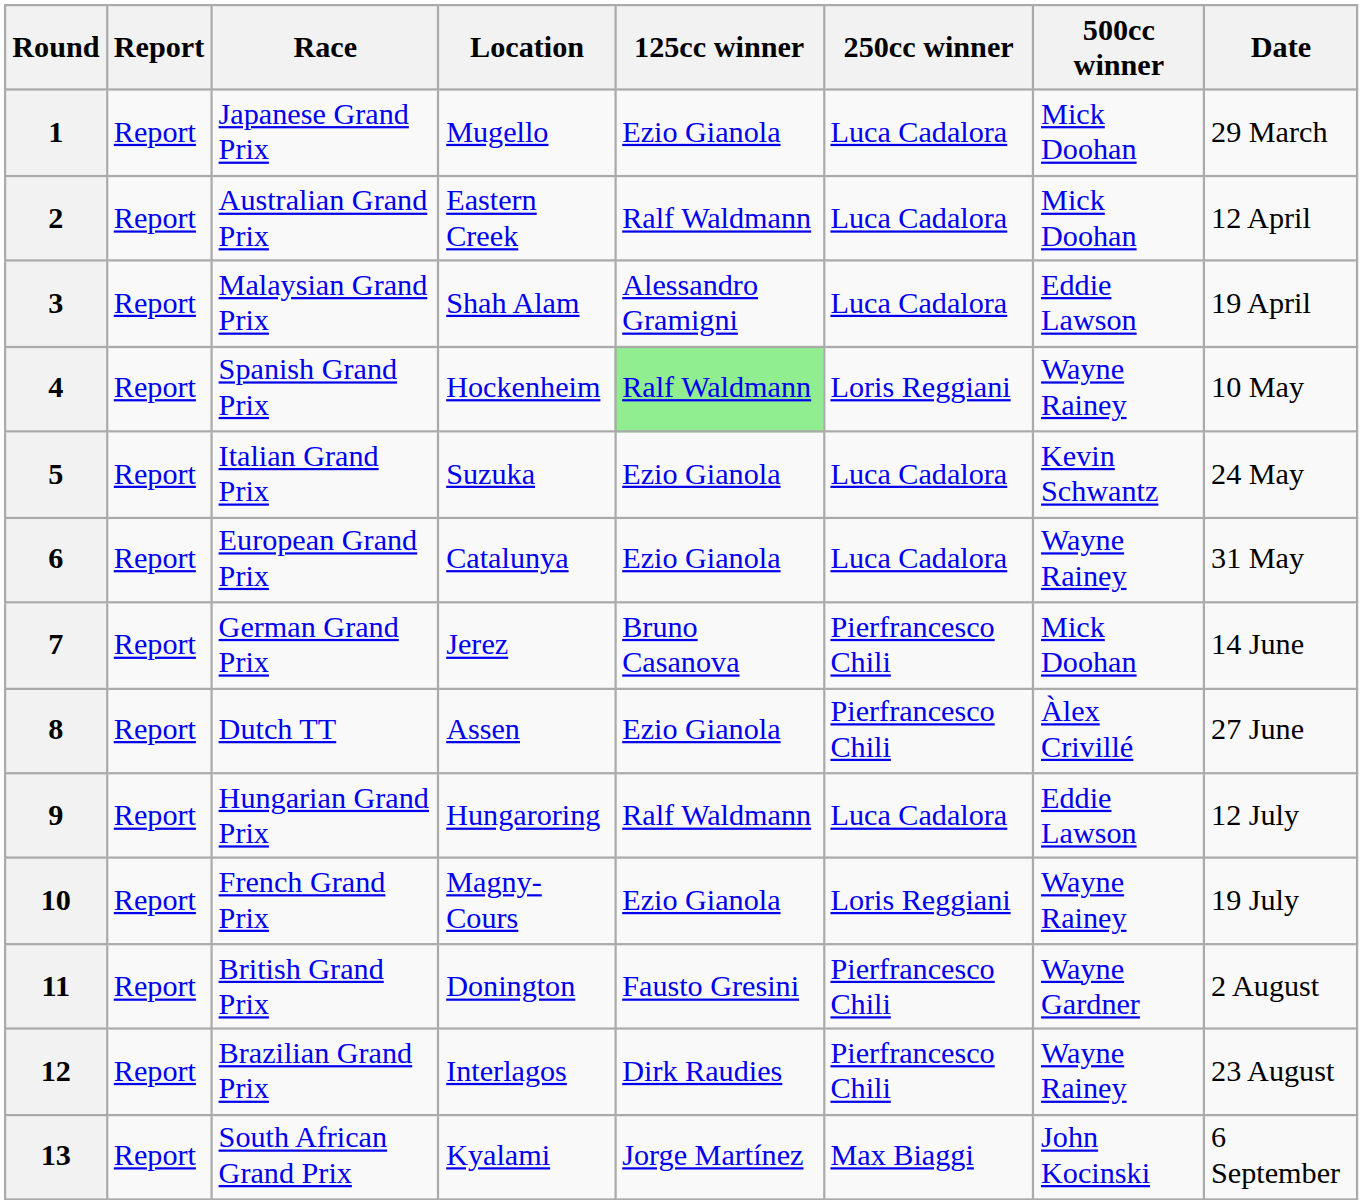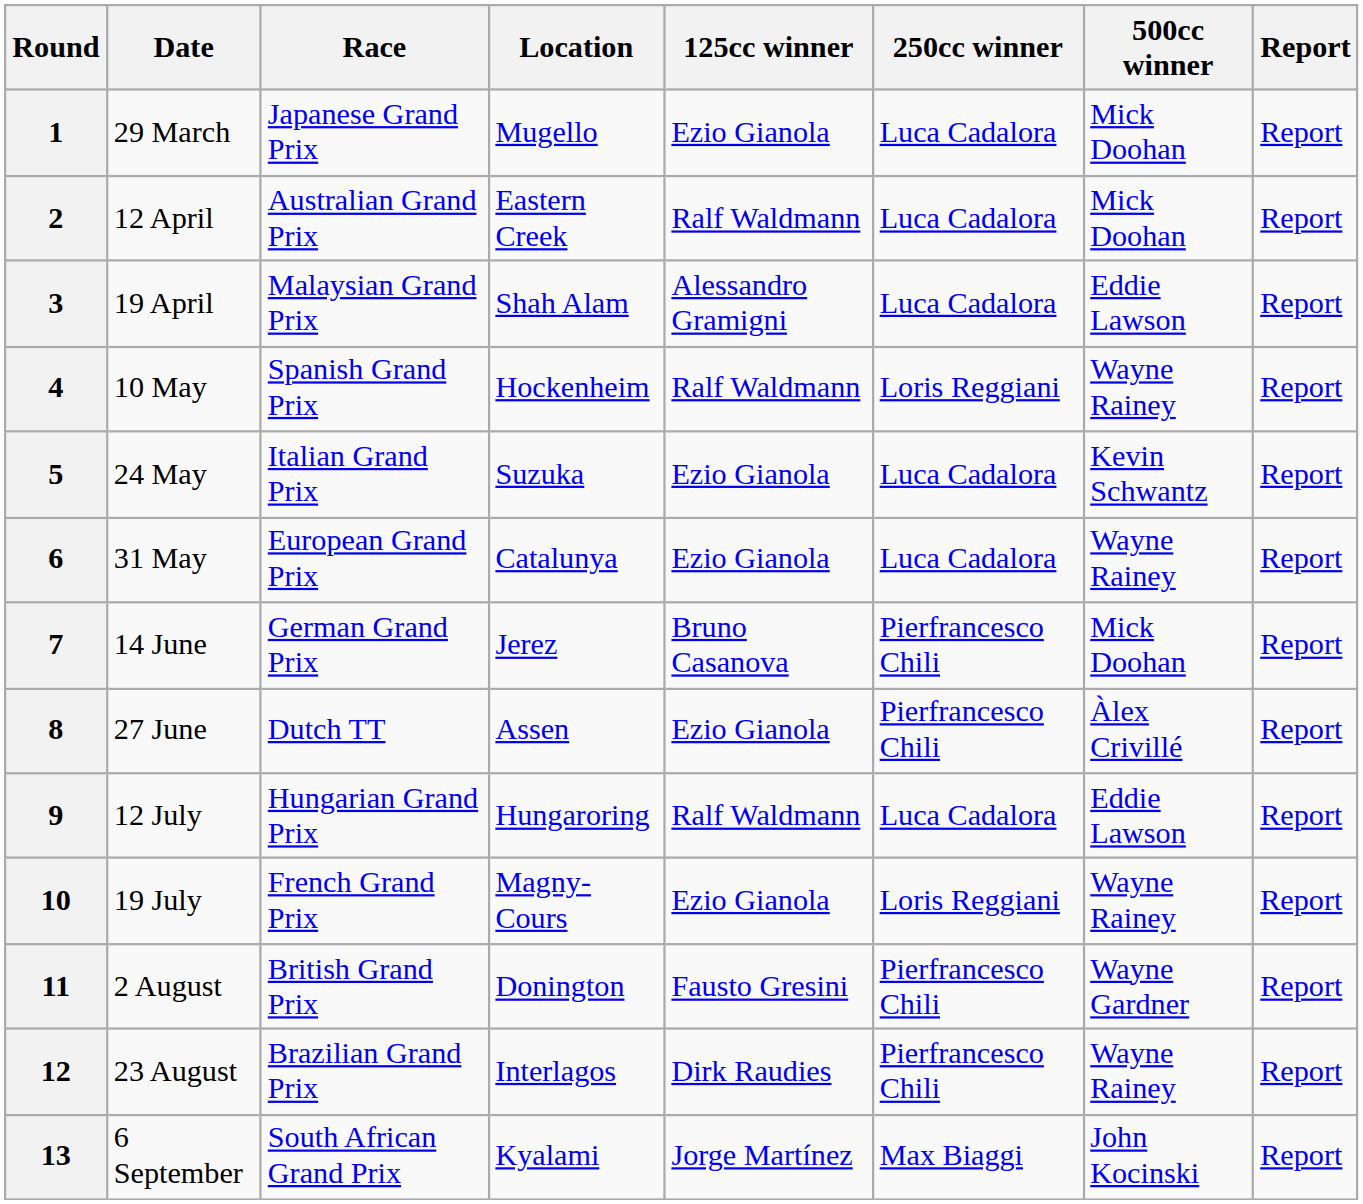columns swapped: (1281, 46) <-> (159, 46)
(717, 388) lightgreen background -> (766, 388) no background
